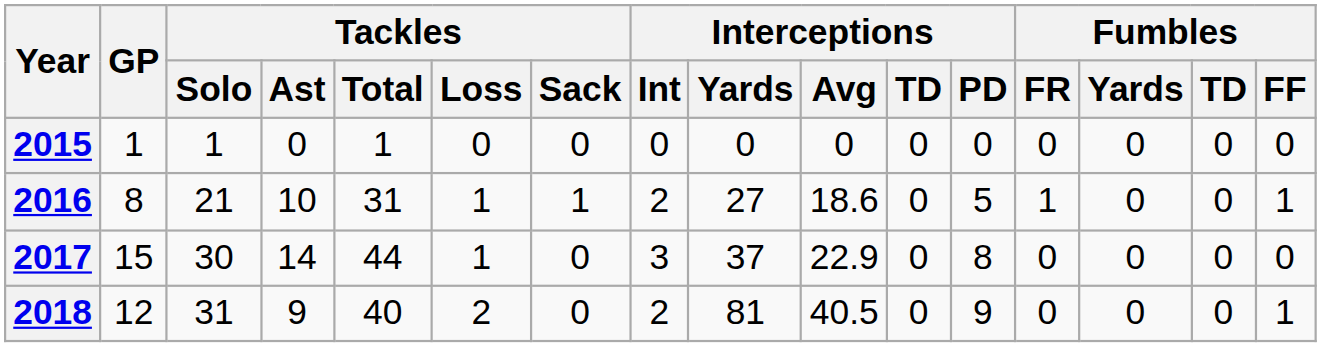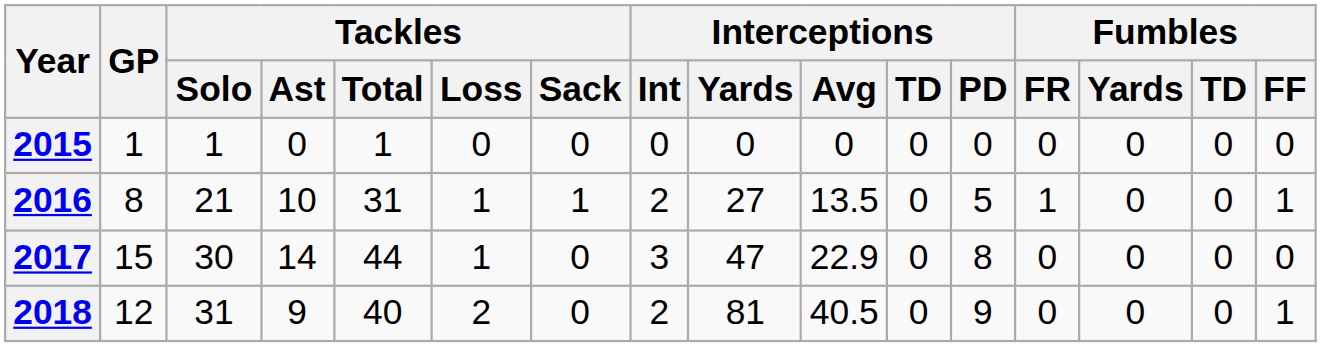(844, 200) 18.6 -> (844, 200) 13.5
(745, 256) 37 -> (745, 256) 47
